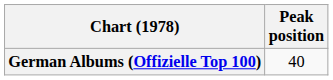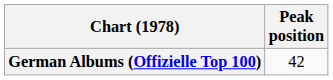(296, 61) 40 -> (296, 61) 42
